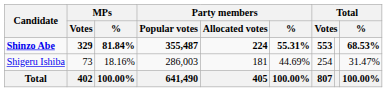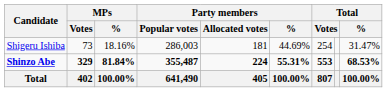rows swapped: (31, 46) <-> (36, 62)
